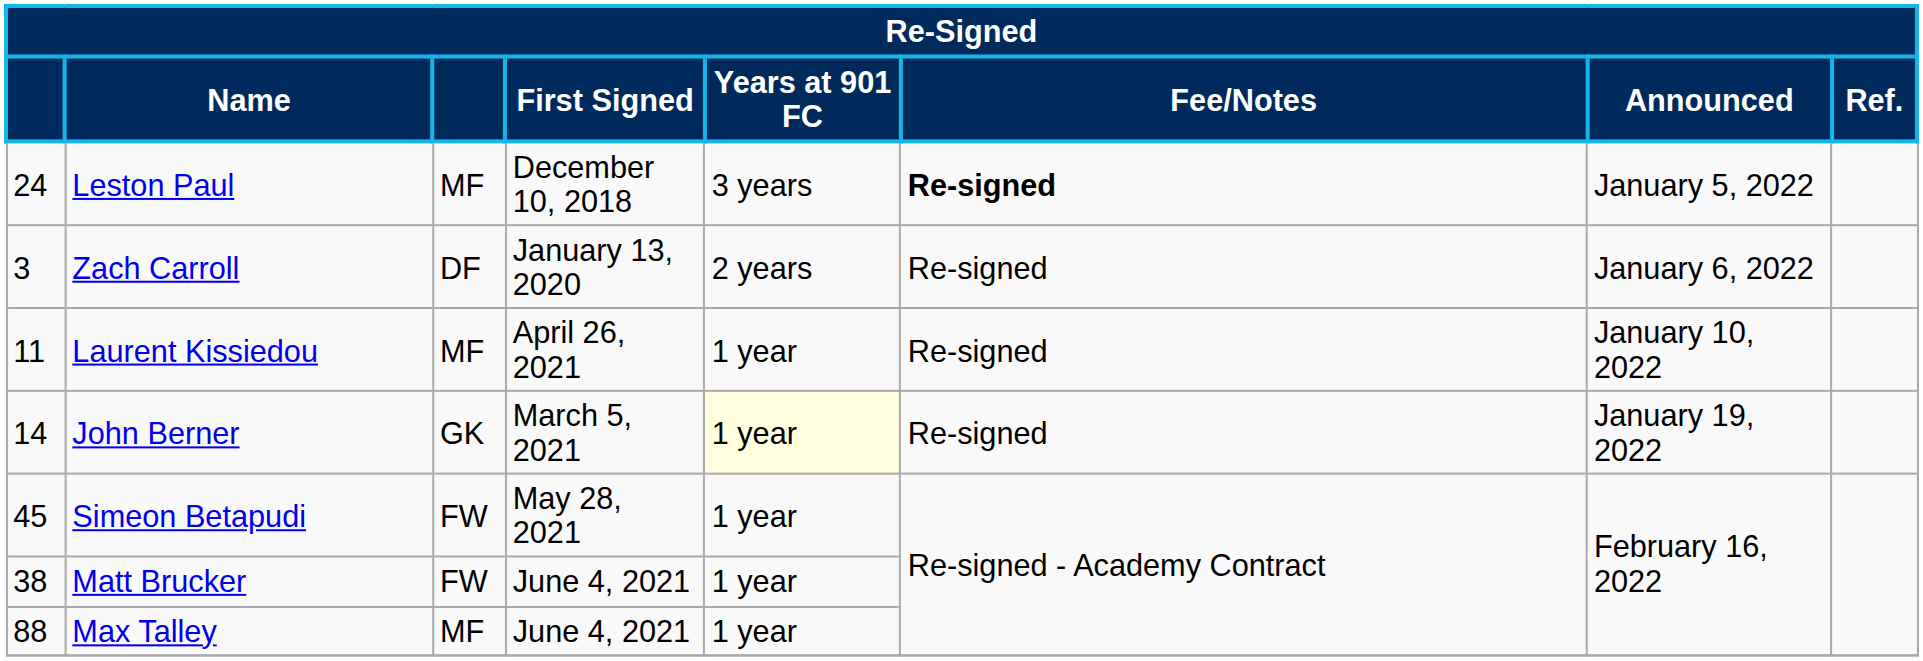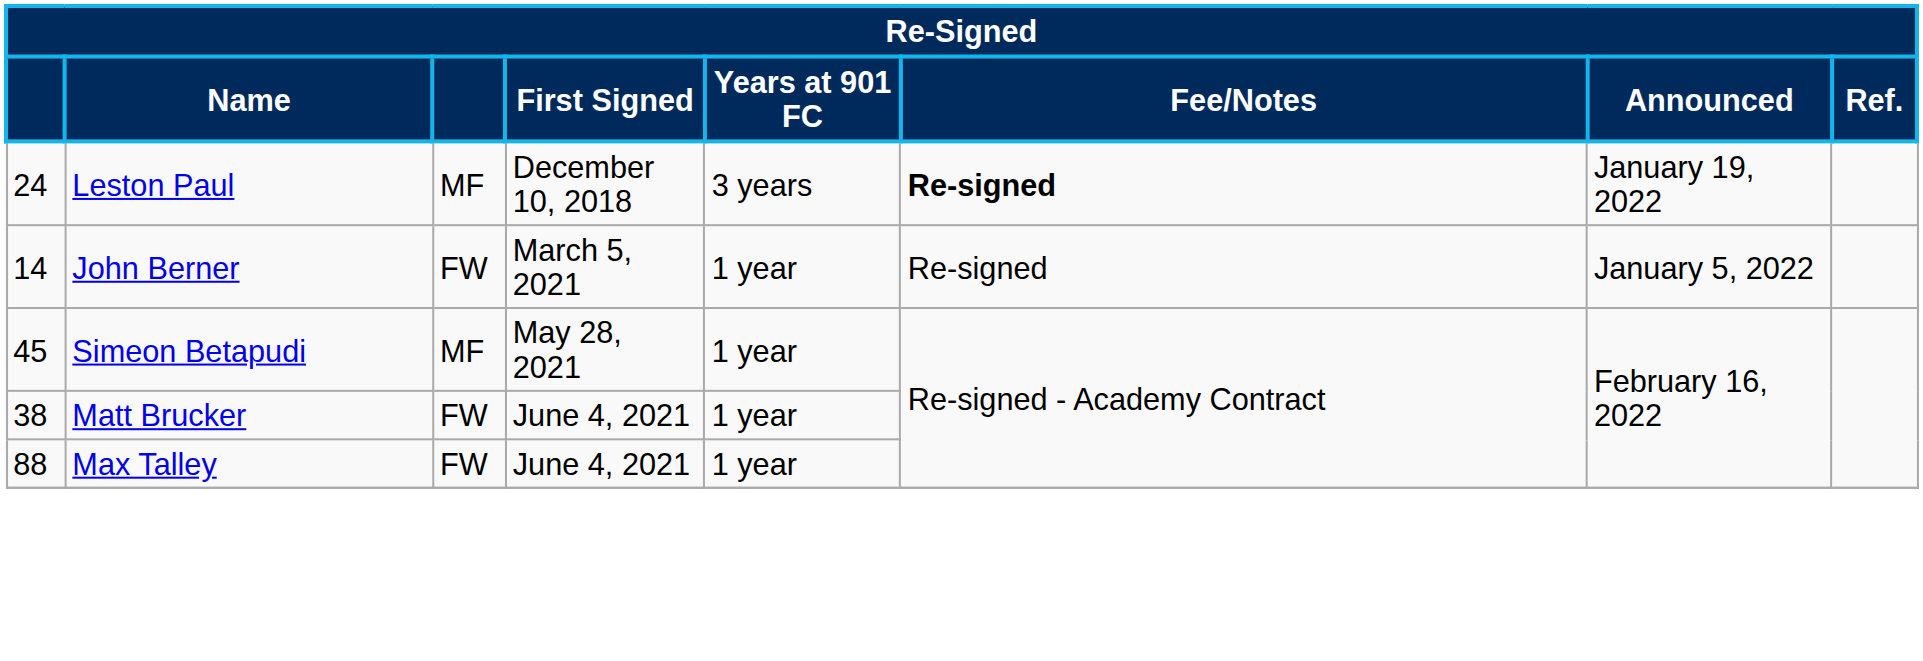(1704, 184) January 5, 2022 -> (1674, 184) January 19, 2022
- row: (156, 267)
- row: (195, 350)
(462, 433) GK -> (464, 267) FW
(754, 433) lightyellow background -> (754, 267) no background
(1674, 433) January 19, 2022 -> (1704, 267) January 5, 2022
(464, 516) FW -> (462, 350) MF
(462, 630) MF -> (464, 465) FW
